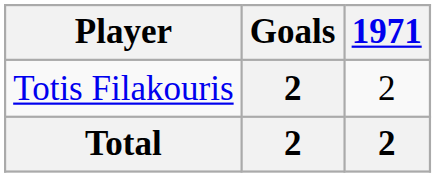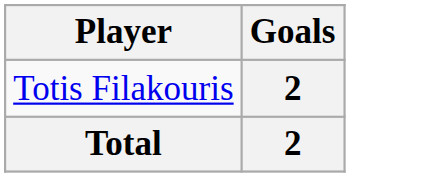- column: (387, 32)
